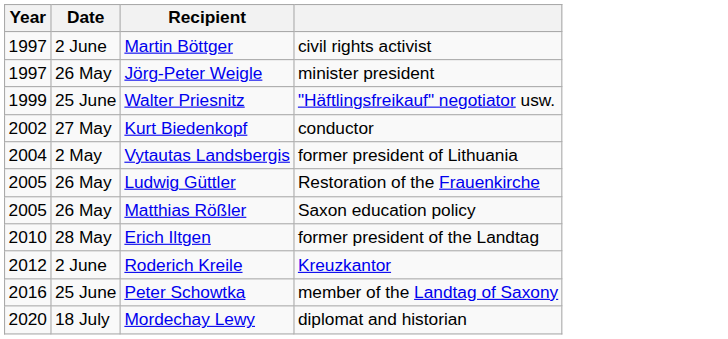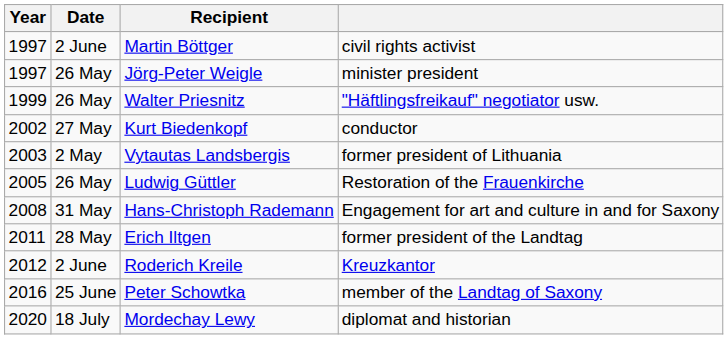(86, 100) 25 June -> (83, 100) 26 May
(28, 155) 2004 -> (28, 155) 2003
- row: (185, 210)
+ row: (229, 210)
(28, 237) 2010 -> (27, 237) 2011
